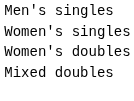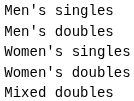+ row: (59, 32)
